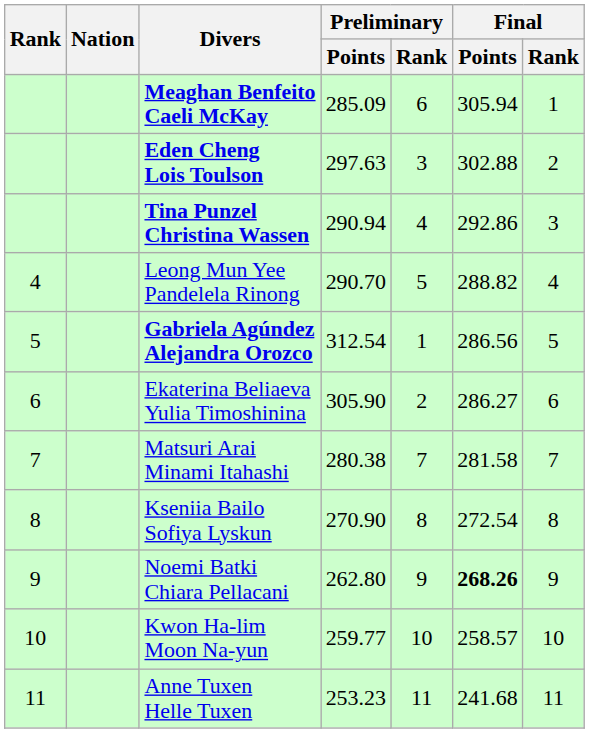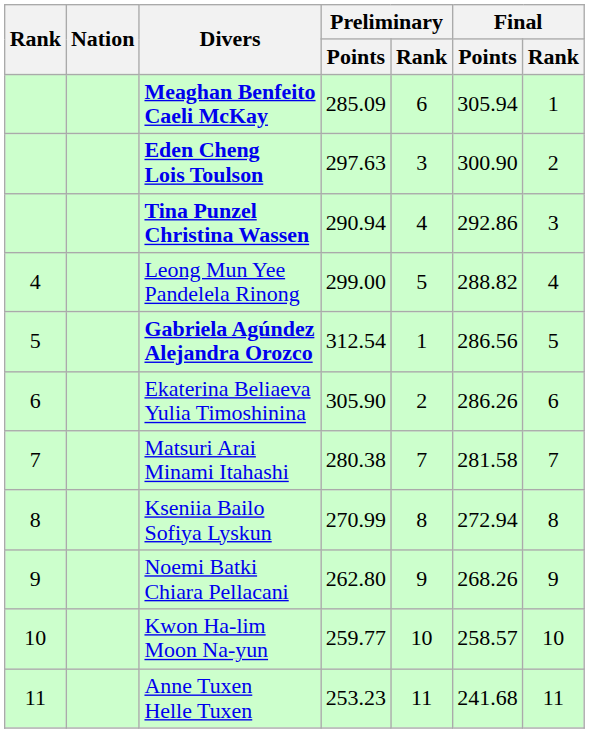(487, 163) 302.88 -> (487, 163) 300.90
(356, 282) 290.70 -> (356, 282) 299.00
(487, 400) 286.27 -> (487, 400) 286.26
(356, 519) 270.90 -> (356, 519) 270.99
(487, 519) 272.54 -> (487, 519) 272.94
(487, 579) bold -> (487, 579) normal
